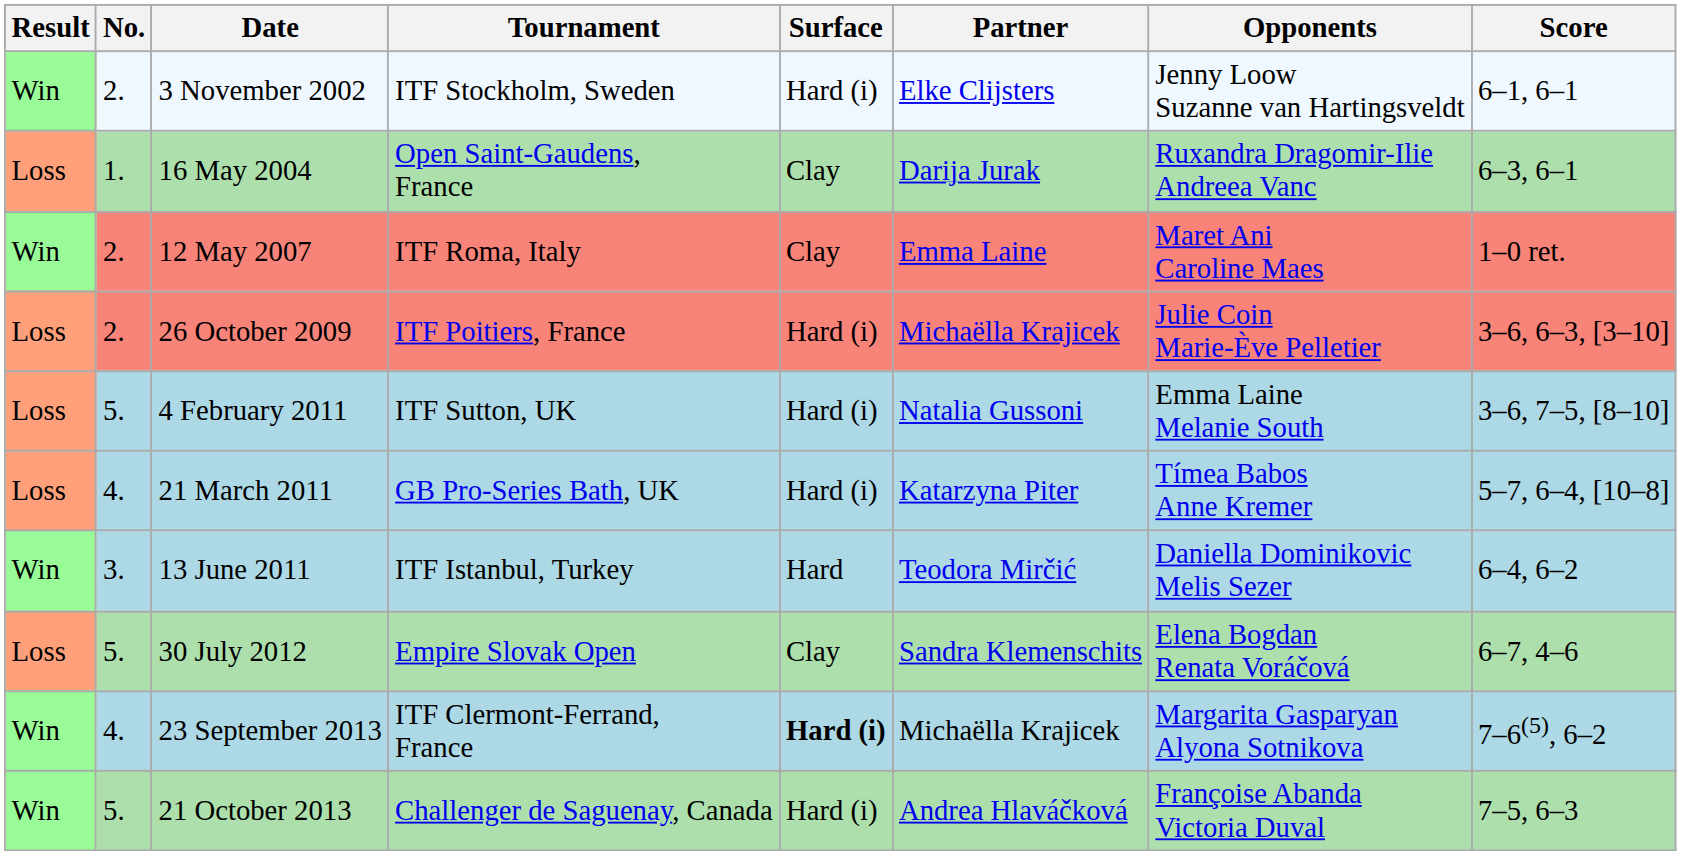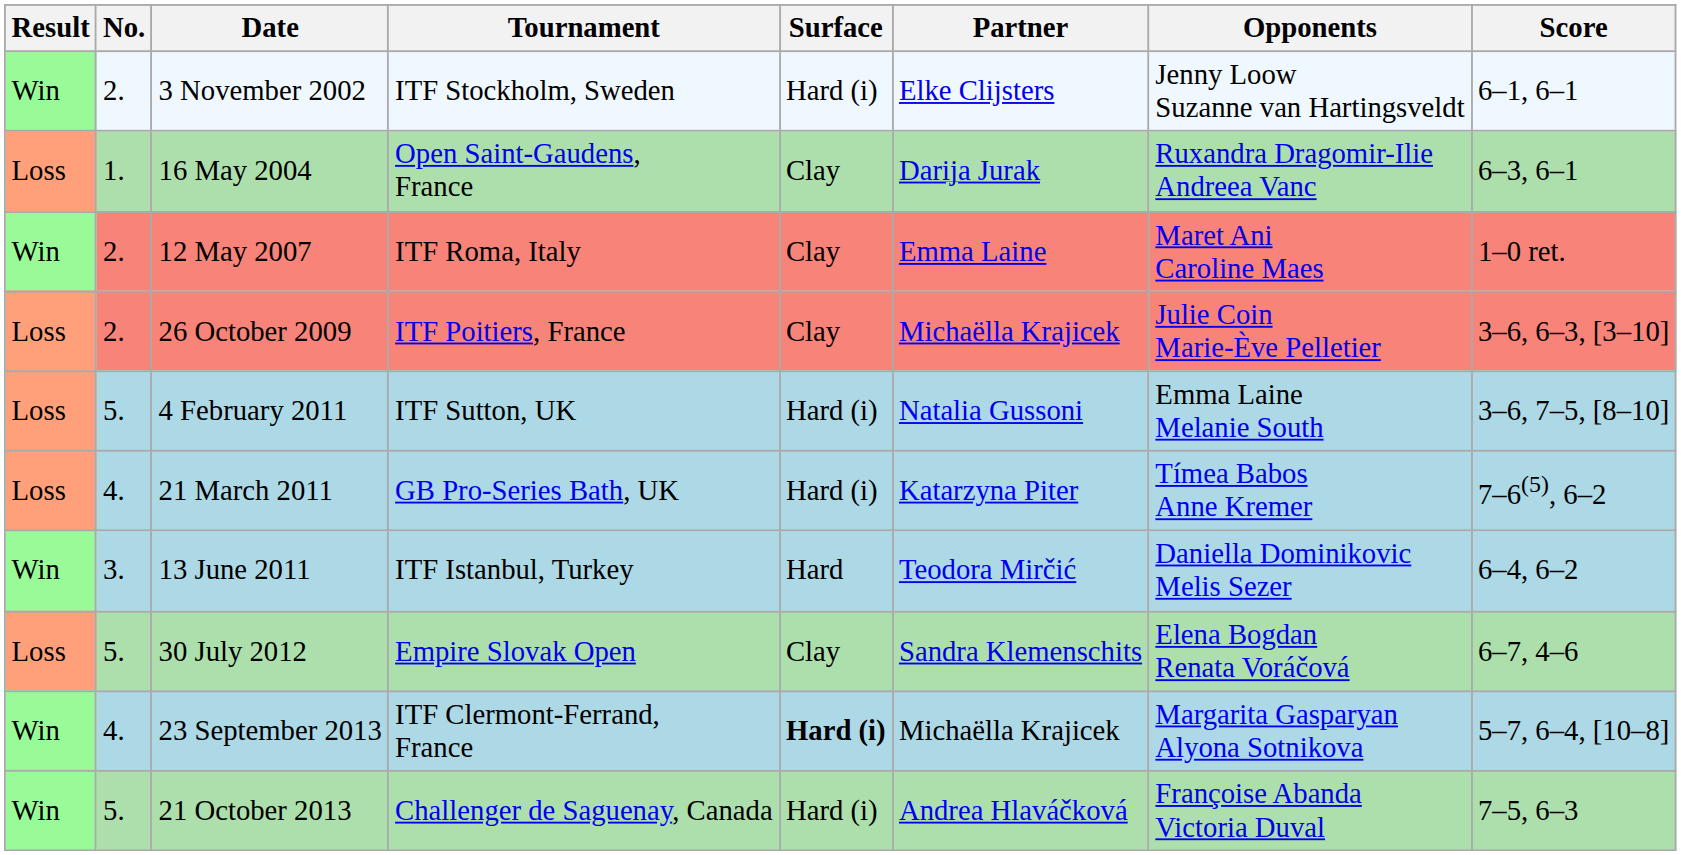(832, 330) Hard (i) -> (813, 330) Clay
(1574, 490) 5–7, 6–4, [10–8] -> (1542, 490) 7–6(5), 6–2
(1542, 729) 7–6(5), 6–2 -> (1574, 729) 5–7, 6–4, [10–8]
